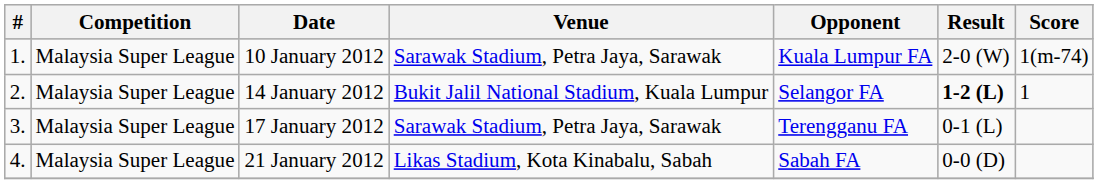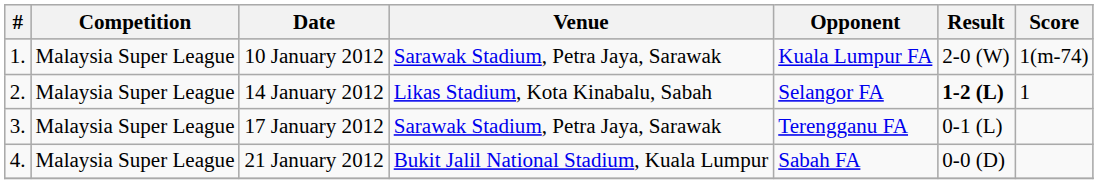(581, 91) Bukit Jalil National Stadium, Kuala Lumpur -> (553, 91) Likas Stadium, Kota Kinabalu, Sabah
(553, 160) Likas Stadium, Kota Kinabalu, Sabah -> (581, 160) Bukit Jalil National Stadium, Kuala Lumpur
